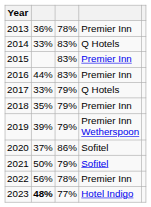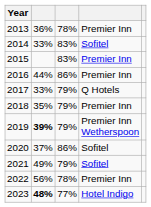(100, 44) Q Hotels -> (95, 44) Sofitel
(67, 75) 83% -> (67, 75) 86%
(43, 126) normal -> (43, 126) bold
(43, 163) 50% -> (43, 163) 49%
